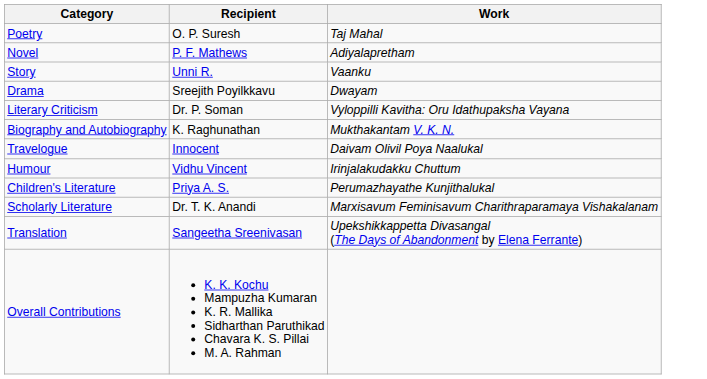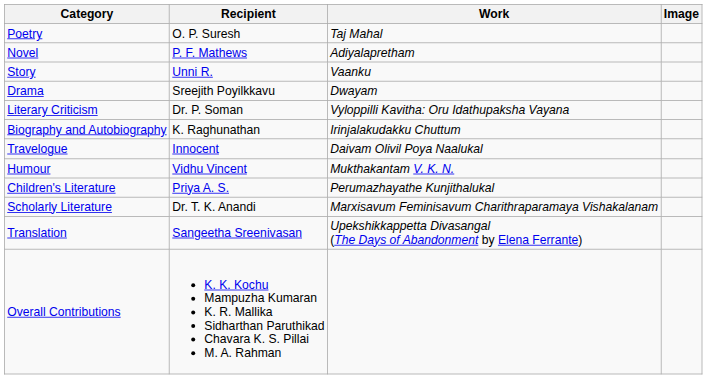+ column: (681, 14)
(392, 130) Mukthakantam V. K. N. -> (395, 130) Irinjalakudakku Chuttum
(395, 168) Irinjalakudakku Chuttum -> (392, 168) Mukthakantam V. K. N.
